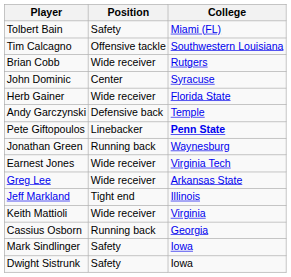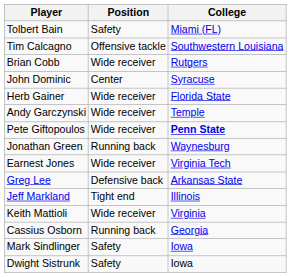(127, 113) Defensive back -> (123, 113) Wide receiver
(117, 130) Linebacker -> (123, 130) Wide receiver
(123, 180) Wide receiver -> (127, 180) Defensive back
